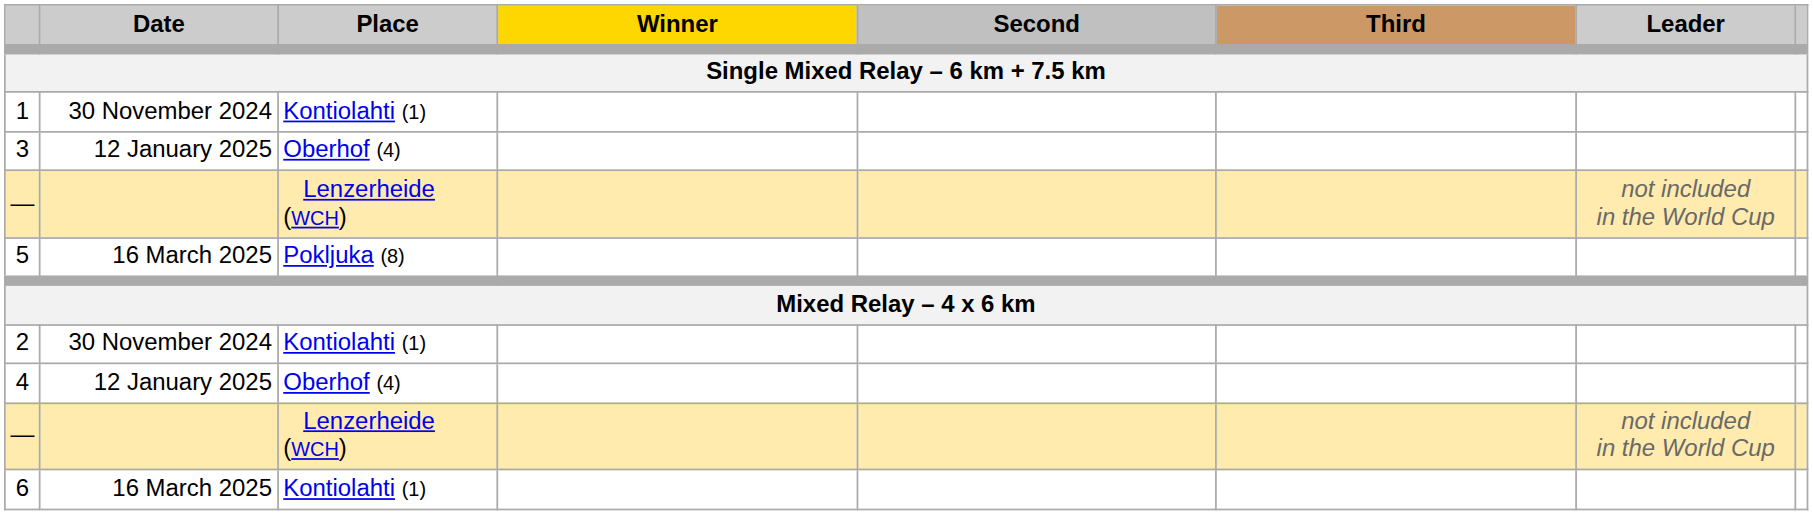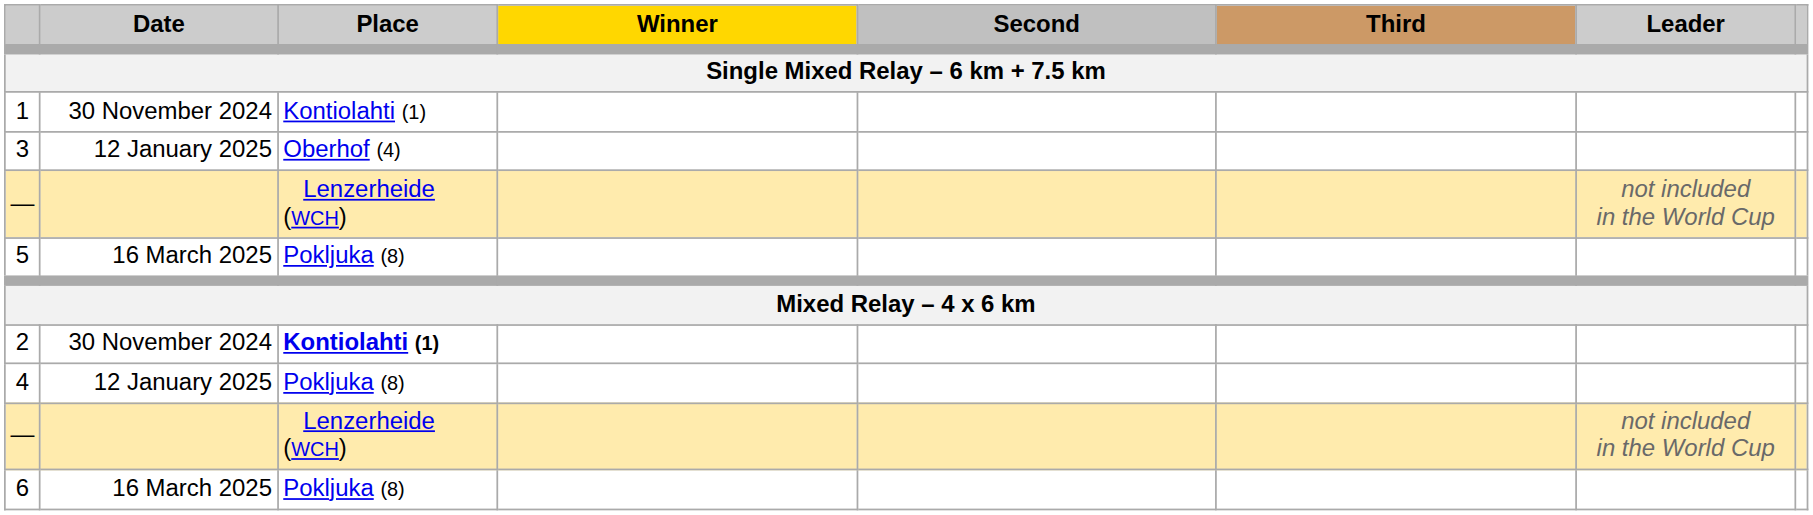(355, 343) normal -> (361, 343) bold
(342, 382) Oberhof (4) -> (344, 382) Pokljuka (8)
(355, 488) Kontiolahti (1) -> (344, 488) Pokljuka (8)
